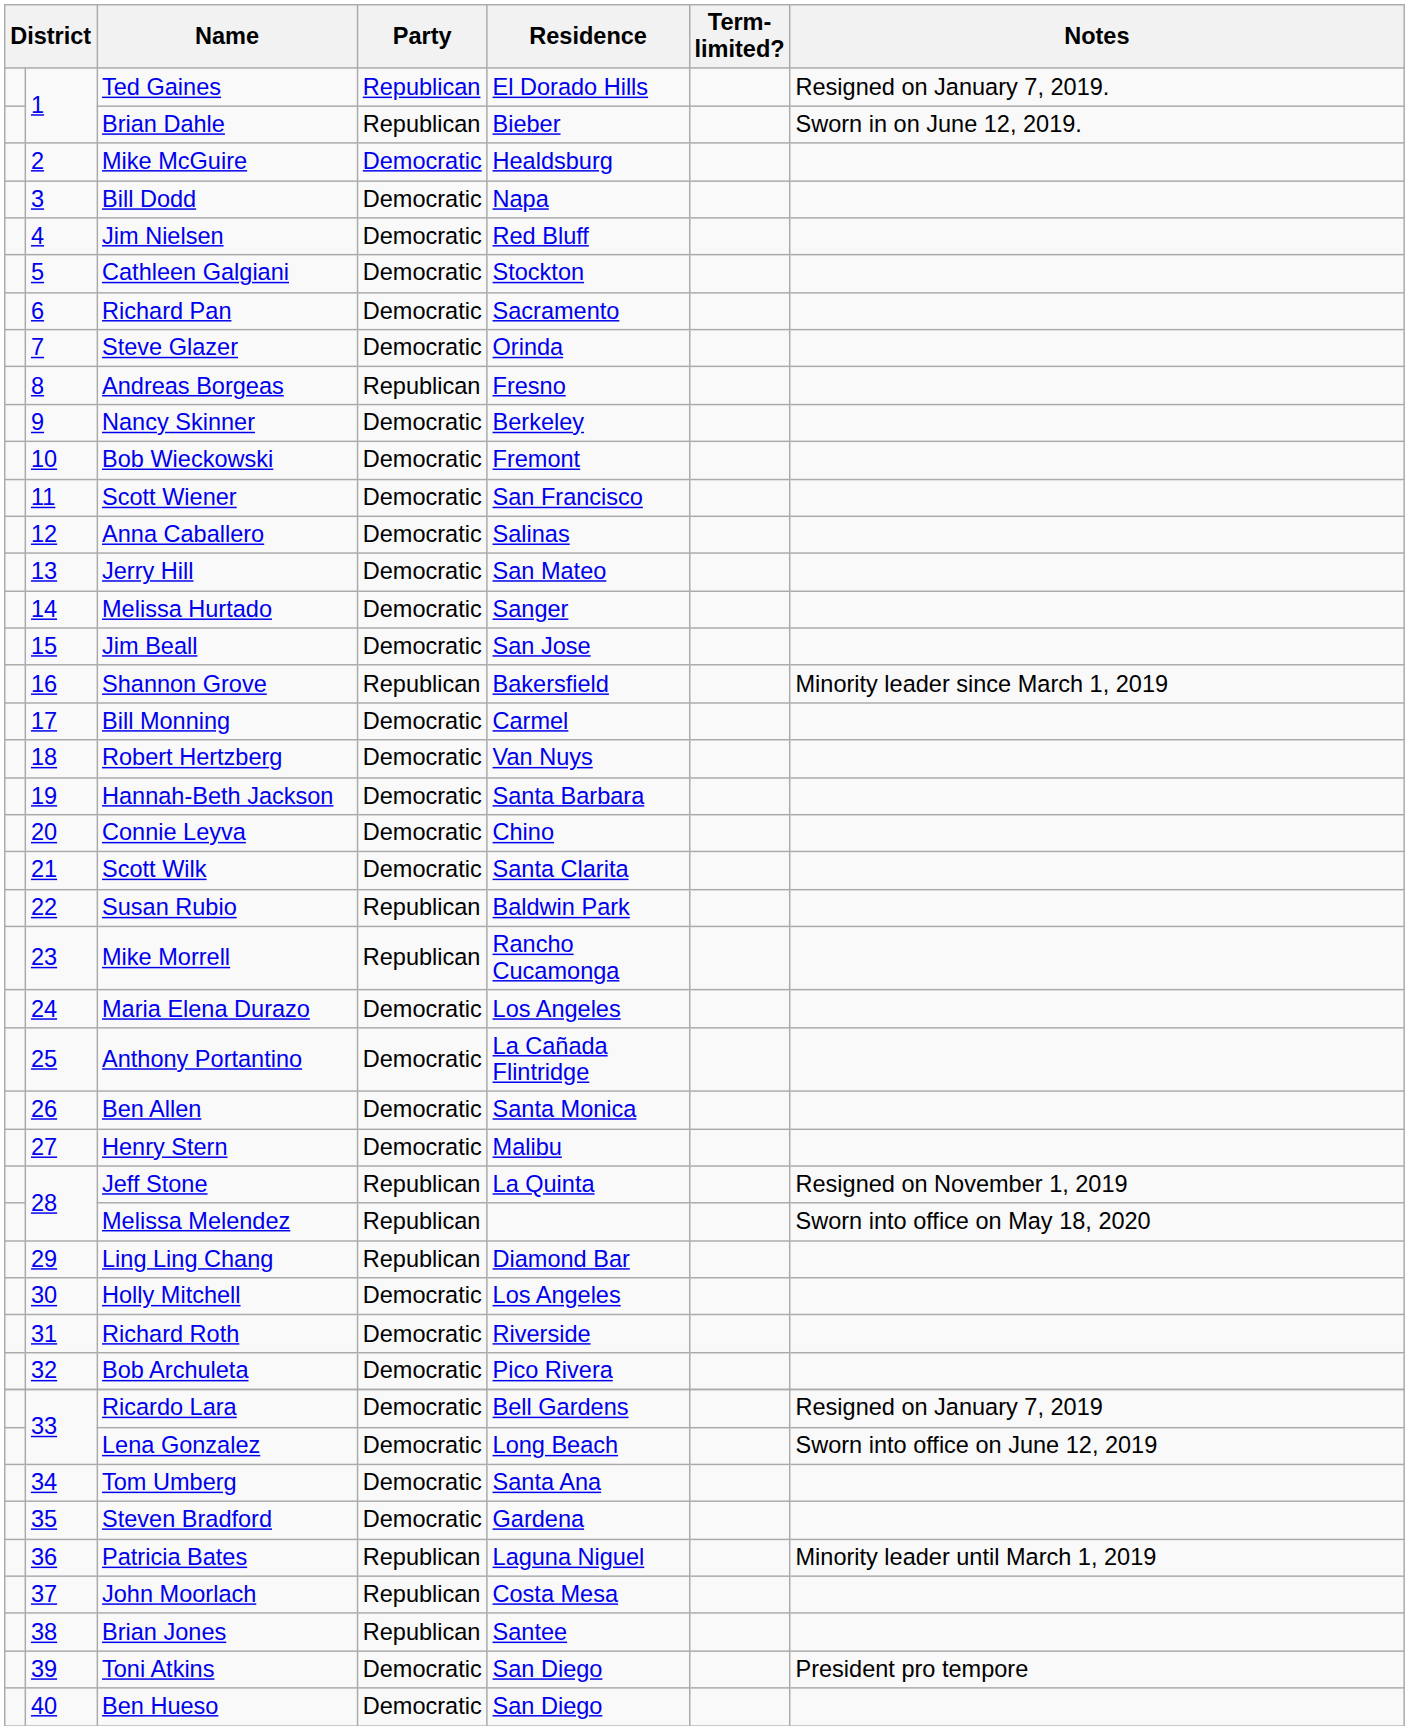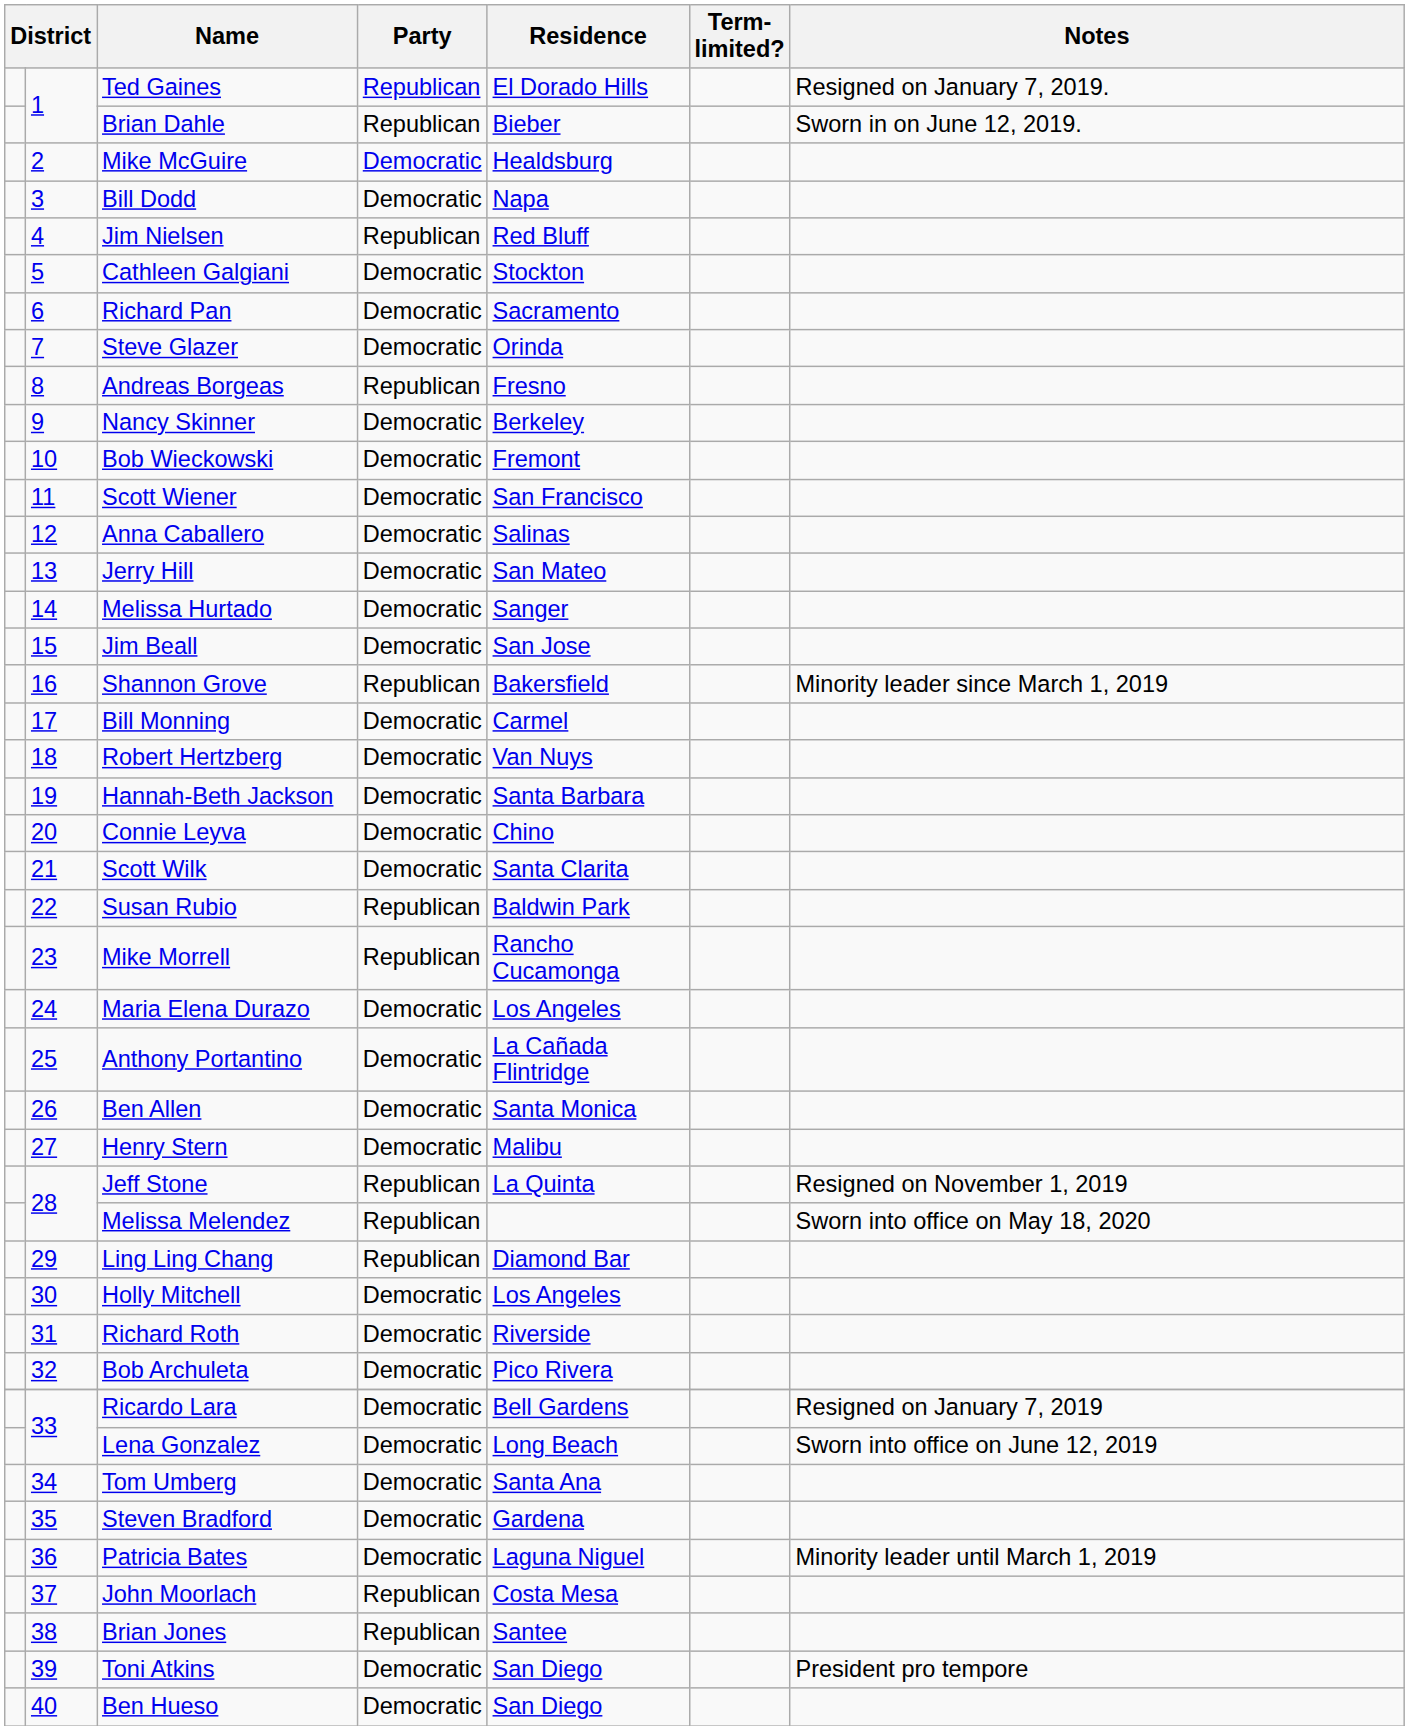(422, 236) Democratic -> (422, 236) Republican
(422, 1557) Republican -> (422, 1557) Democratic
